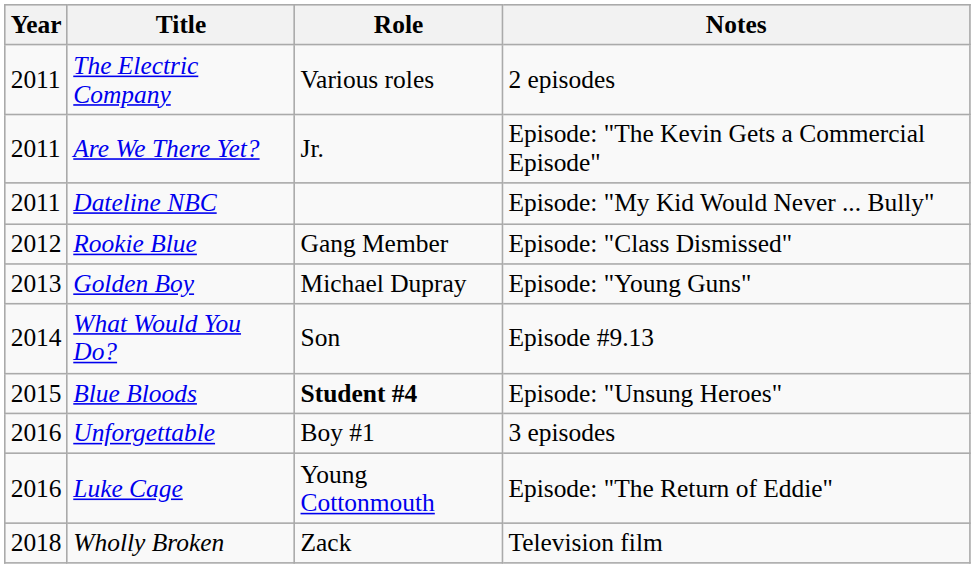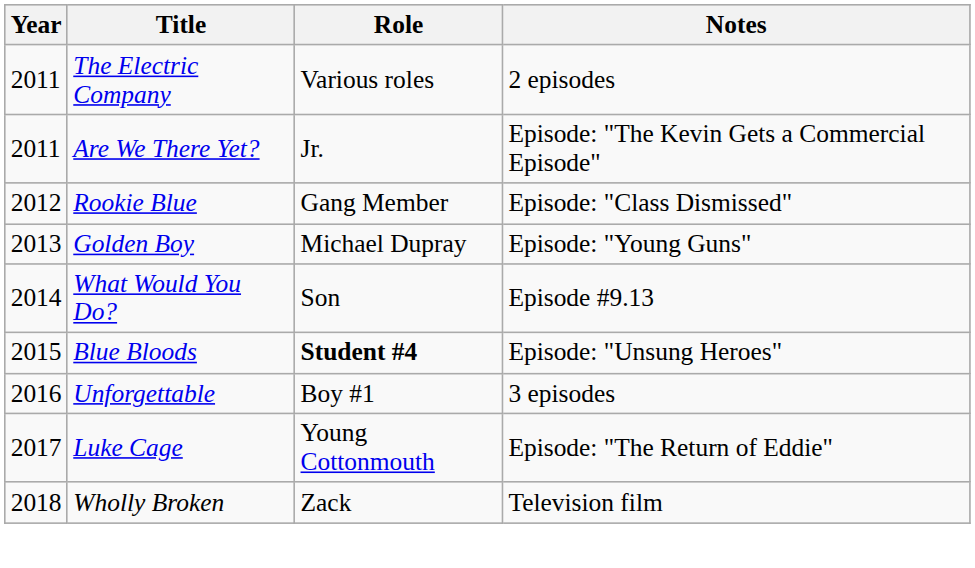- row: (145, 202)
(36, 487) 2016 -> (36, 447) 2017
